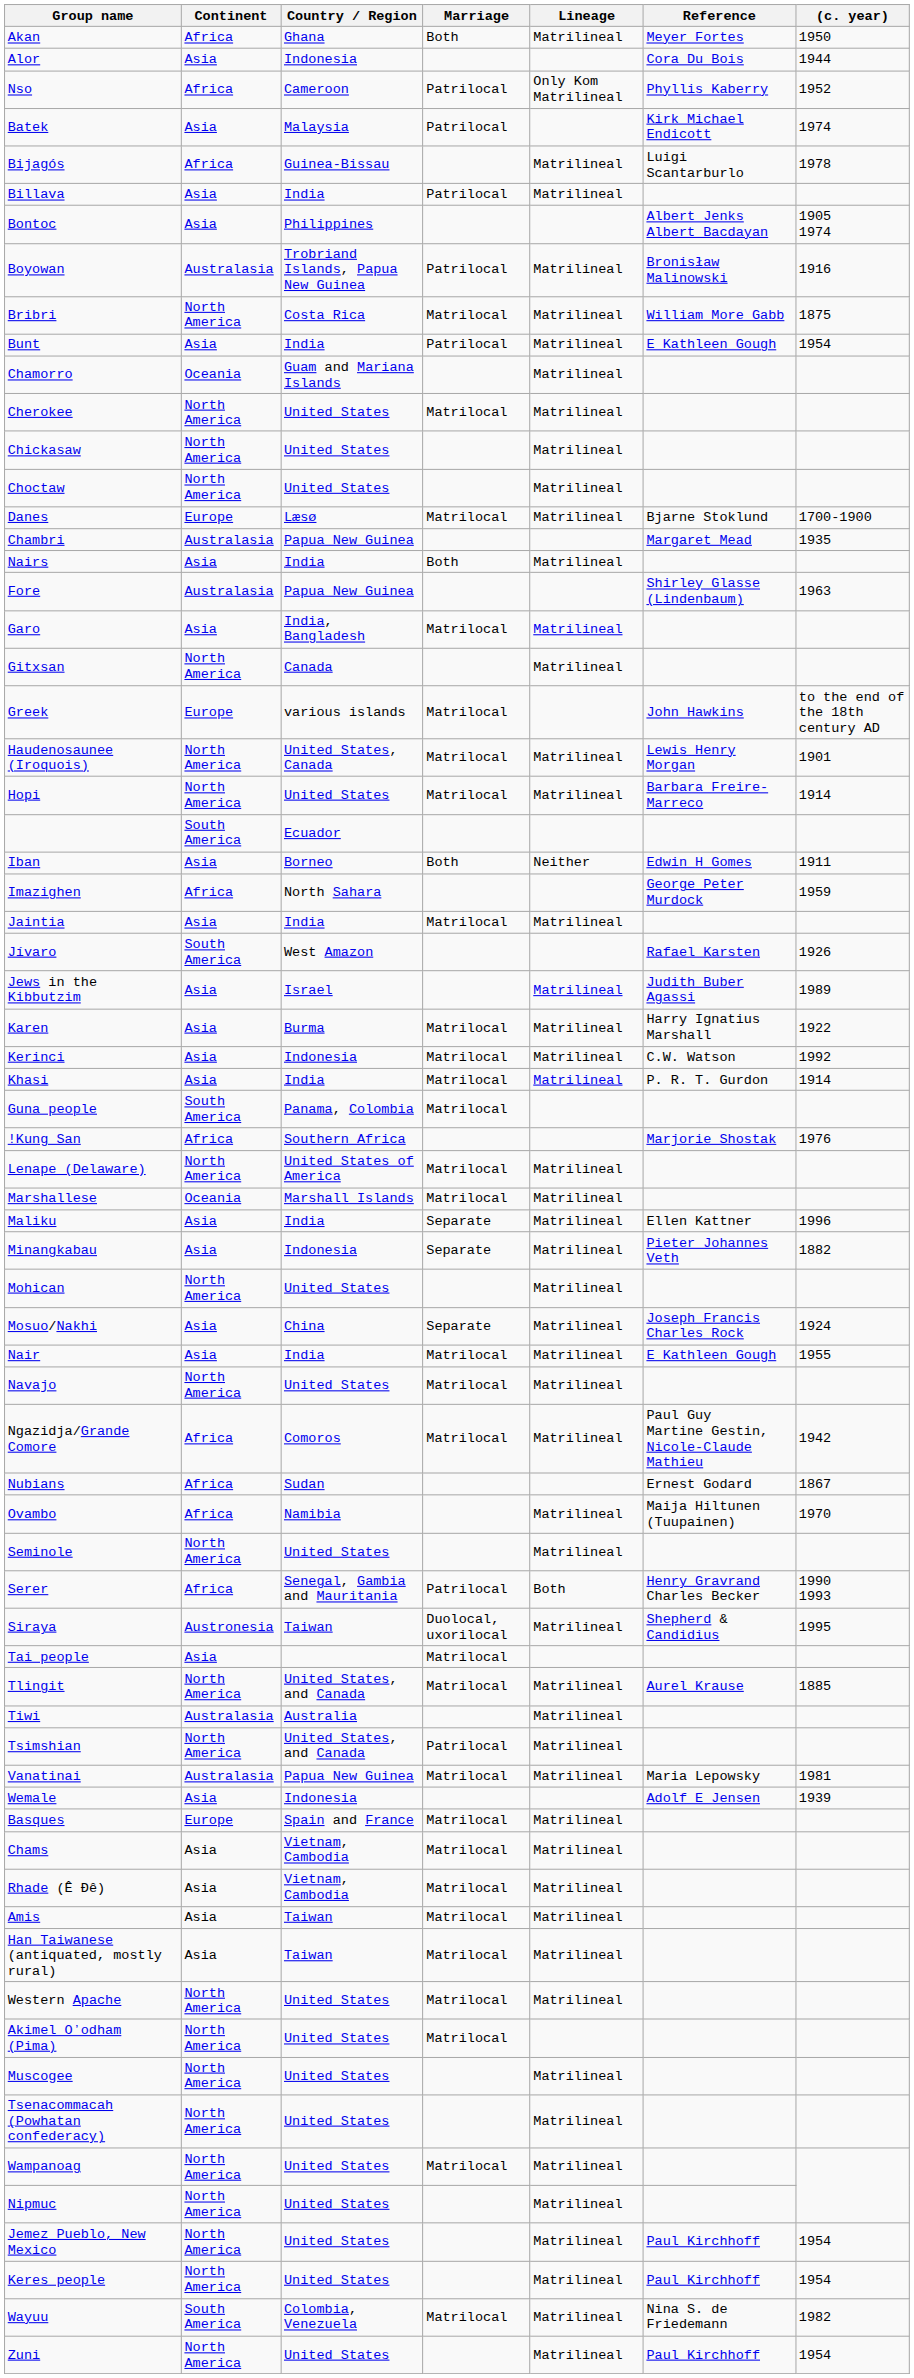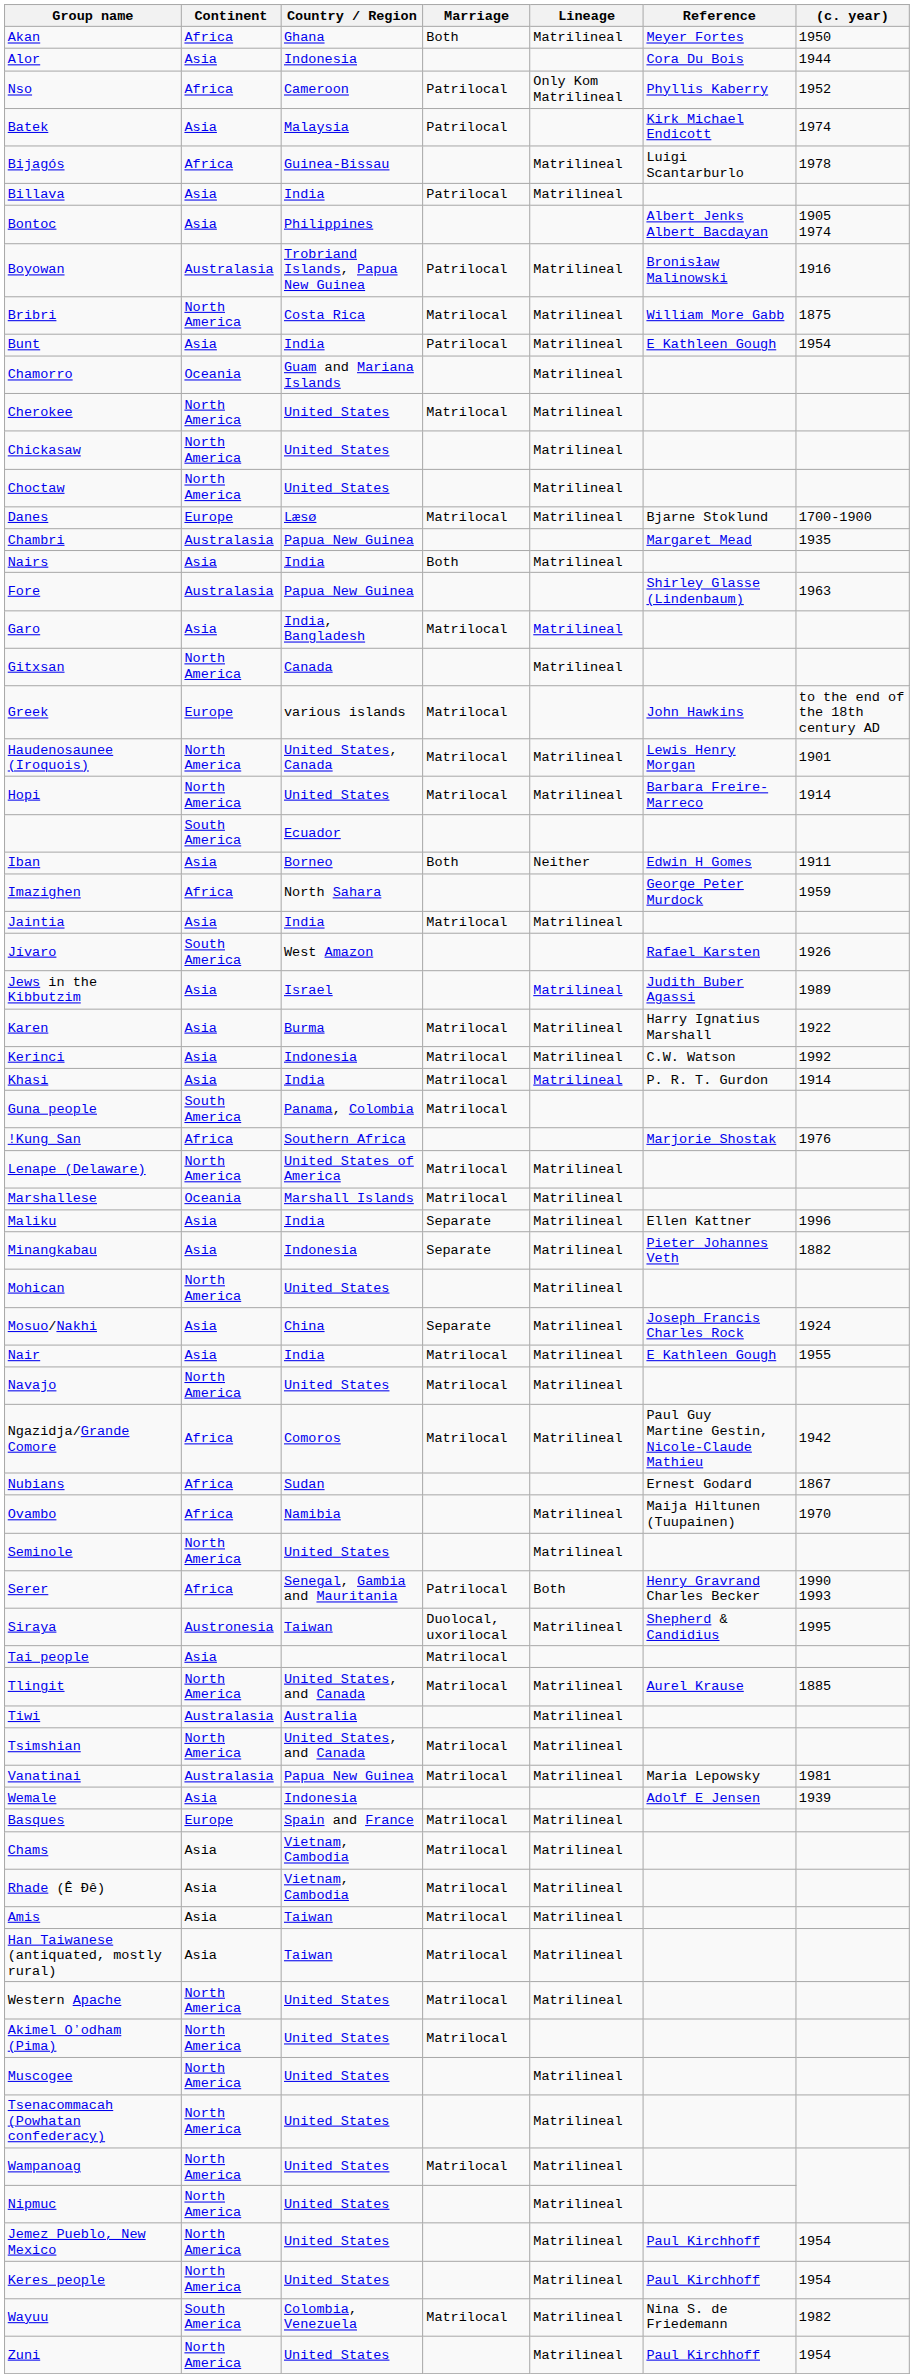(467, 1746) Patrilocal -> (467, 1746) Matrilocal
